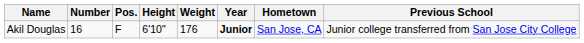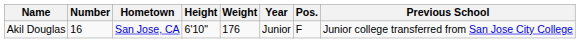columns swapped: (126, 12) <-> (289, 12)
(236, 29) bold -> (277, 29) normal
